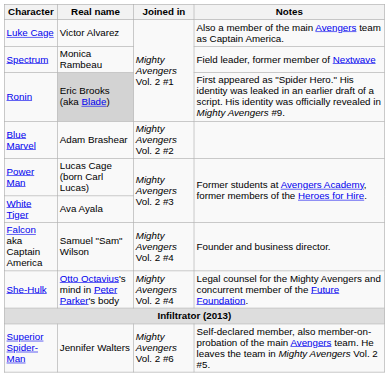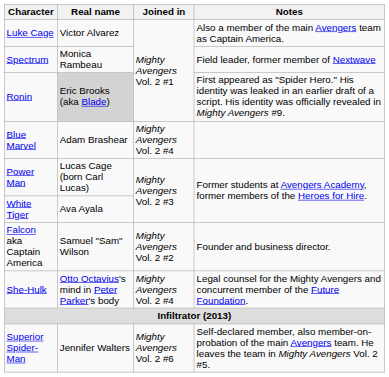(156, 140) Mighty Avengers Vol. 2 #2 -> (156, 140) Mighty Avengers Vol. 2 #4
(156, 246) Mighty Avengers Vol. 2 #4 -> (156, 246) Mighty Avengers Vol. 2 #2
